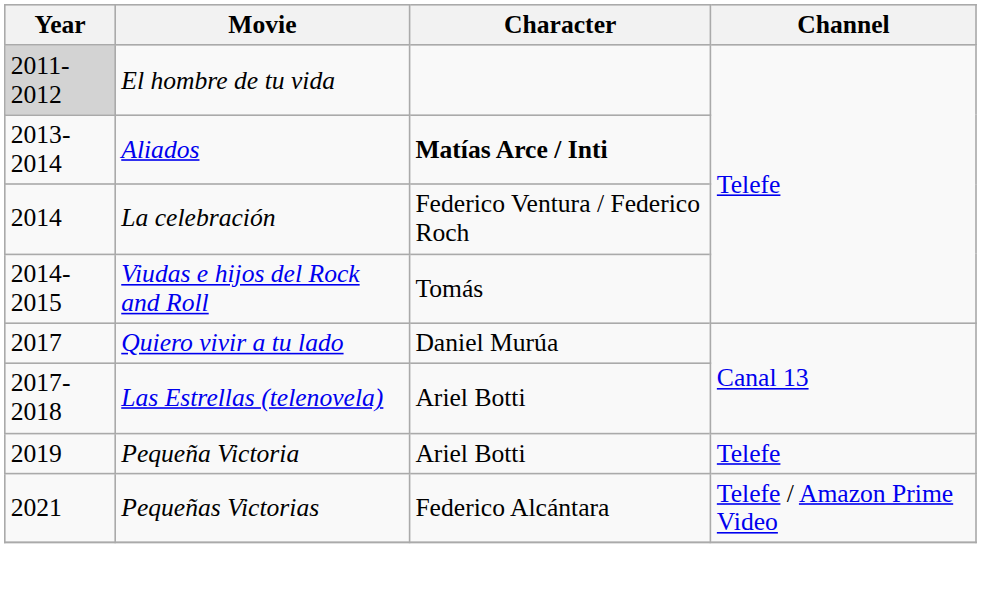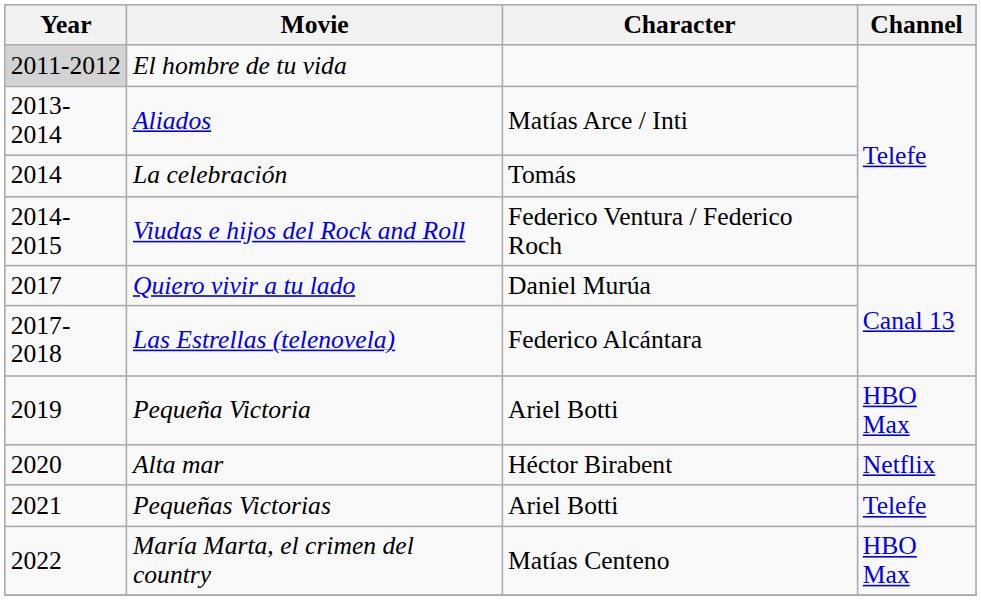(511, 149) bold -> (598, 120) normal
(558, 218) Federico Ventura / Federico Roch -> (542, 175) Tomás
(449, 288) Tomás -> (650, 230) Federico Ventura / Federico Roch
(470, 398) Ariel Botti -> (605, 340) Federico Alcántara
(749, 452) Telefe -> (890, 409) HBO Max
+ row: (178, 464)
(512, 508) Federico Alcántara -> (563, 505) Ariel Botti
(835, 508) Telefe / Amazon Prime Video -> (895, 505) Telefe
+ row: (273, 560)
